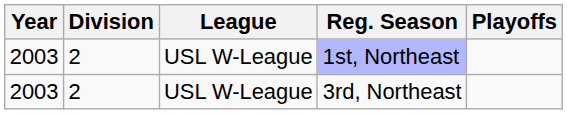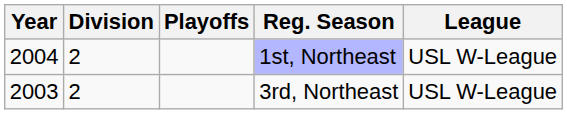columns swapped: (238, 21) <-> (514, 21)
(34, 56) 2003 -> (34, 56) 2004
